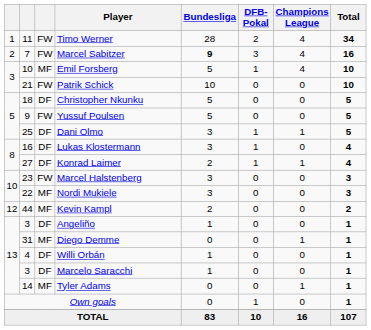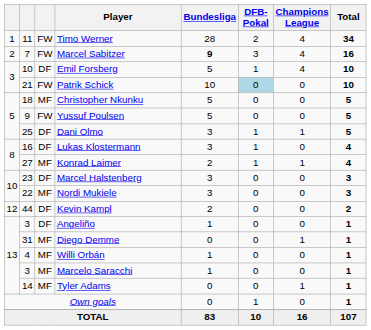(45, 69) MF -> (45, 69) DF
(256, 85) no background -> (256, 85) lightblue background
(45, 100) DF -> (45, 100) MF
(45, 162) DF -> (45, 162) MF
(45, 178) FW -> (45, 178) DF
(45, 208) MF -> (45, 208) DF
(45, 255) DF -> (45, 255) MF
(45, 270) DF -> (45, 270) MF
